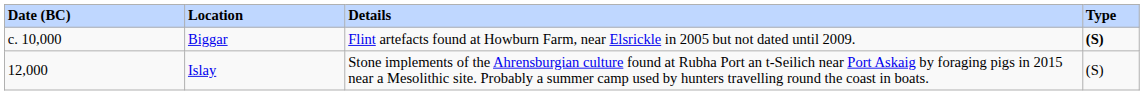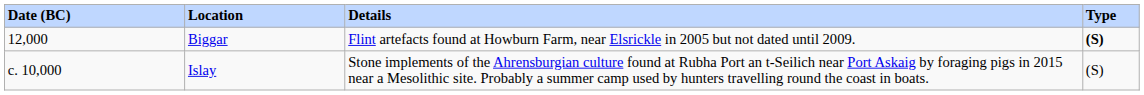(35, 39) c. 10,000 -> (28, 39) 12,000
(28, 70) 12,000 -> (35, 70) c. 10,000
